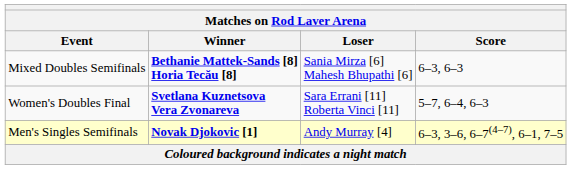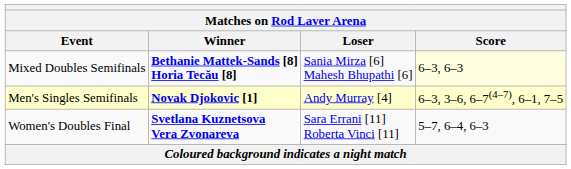(441, 68) no background -> (441, 68) lightyellow background
rows swapped: (69, 103) <-> (73, 132)
